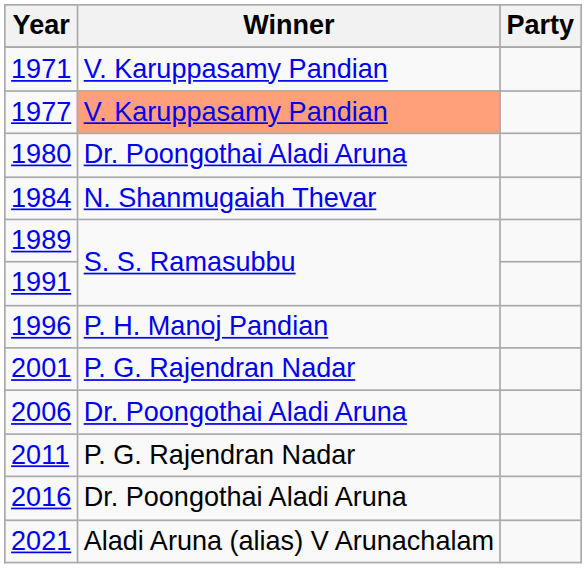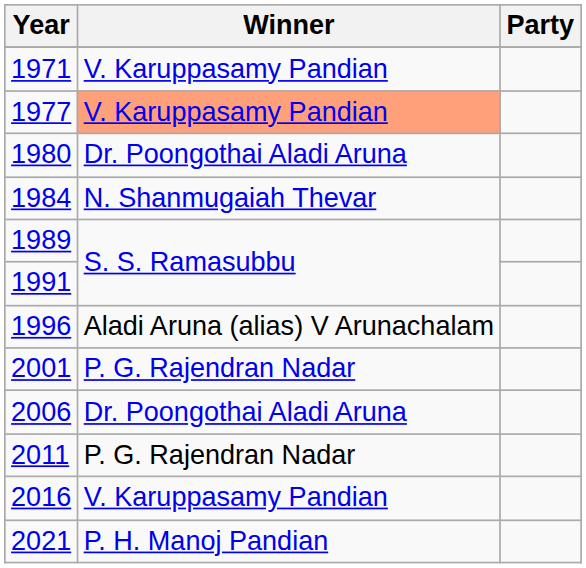(206, 326) P. H. Manoj Pandian -> (289, 326) Aladi Aruna (alias) V Arunachalam
(245, 497) Dr. Poongothai Aladi Aruna -> (236, 497) V. Karuppasamy Pandian
(289, 540) Aladi Aruna (alias) V Arunachalam -> (206, 540) P. H. Manoj Pandian
